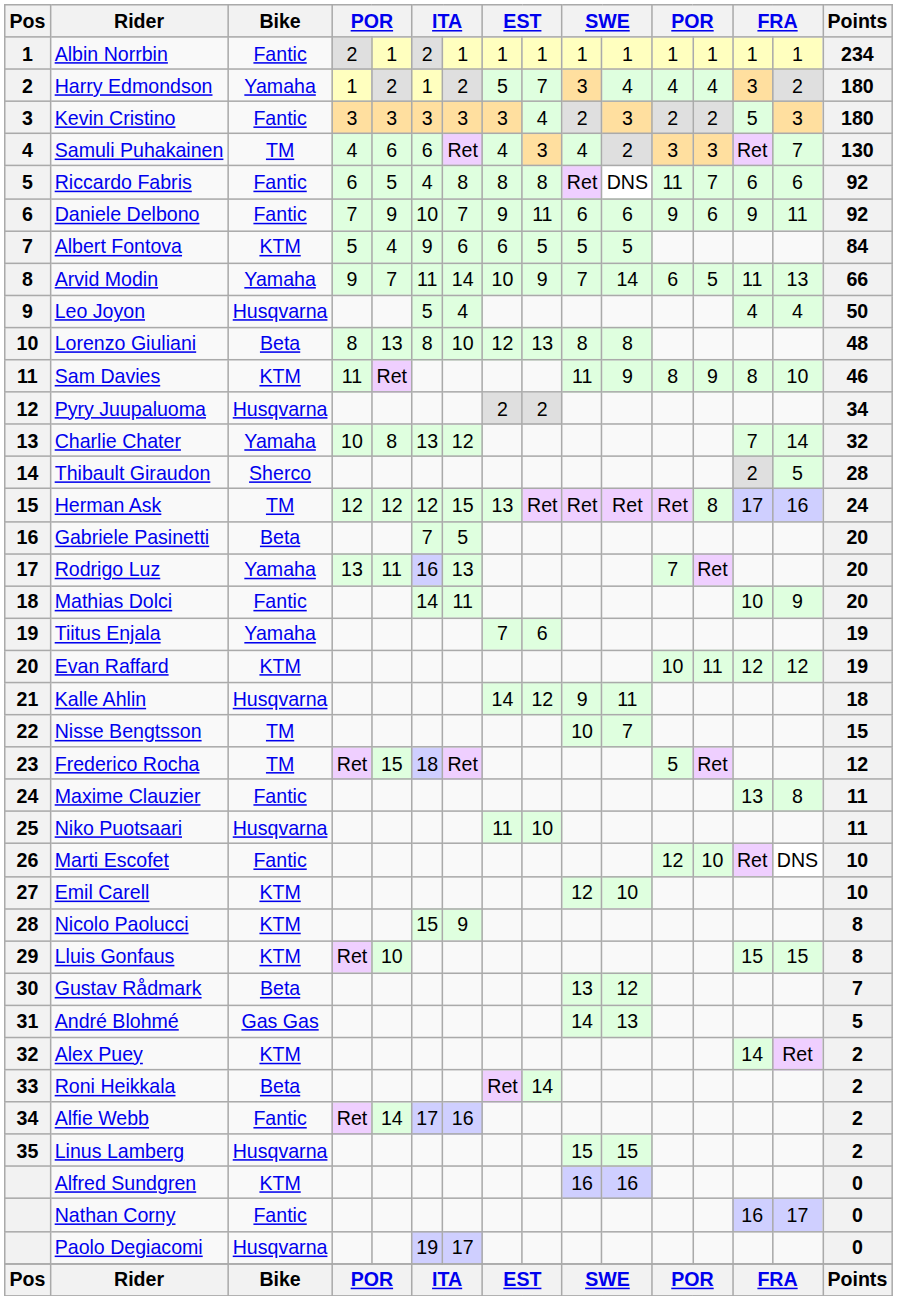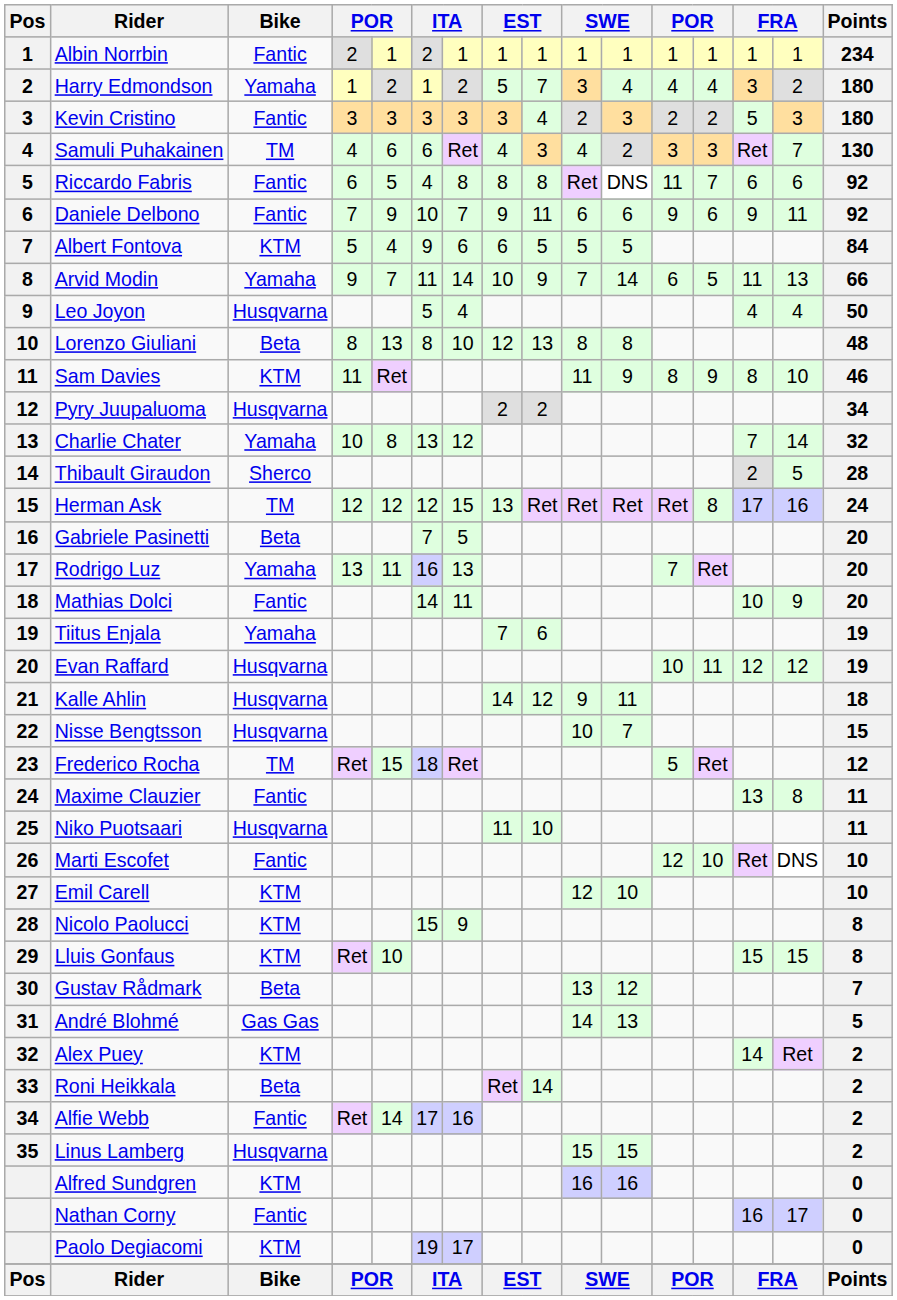(280, 666) KTM -> (280, 666) Husqvarna
(280, 731) TM -> (280, 731) Husqvarna
(280, 1247) Husqvarna -> (280, 1247) KTM
